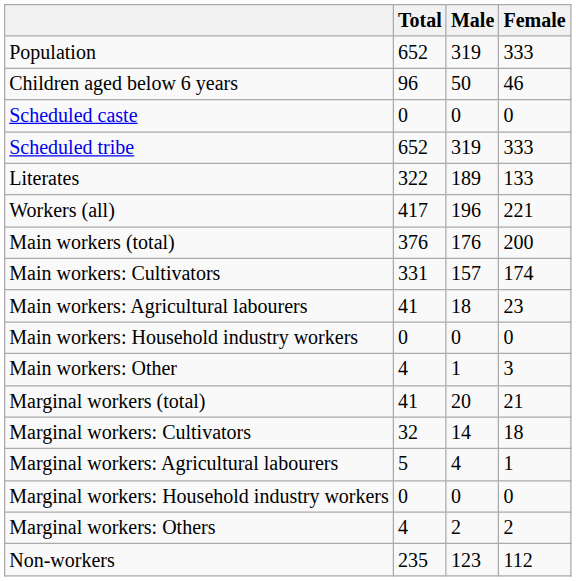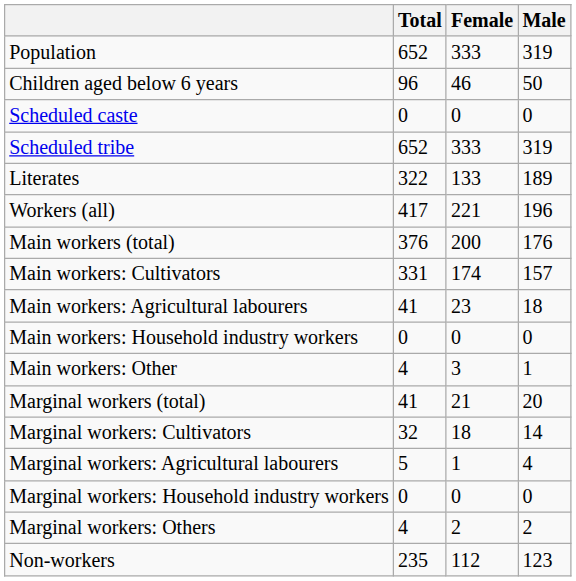columns swapped: (473, 20) <-> (535, 20)
